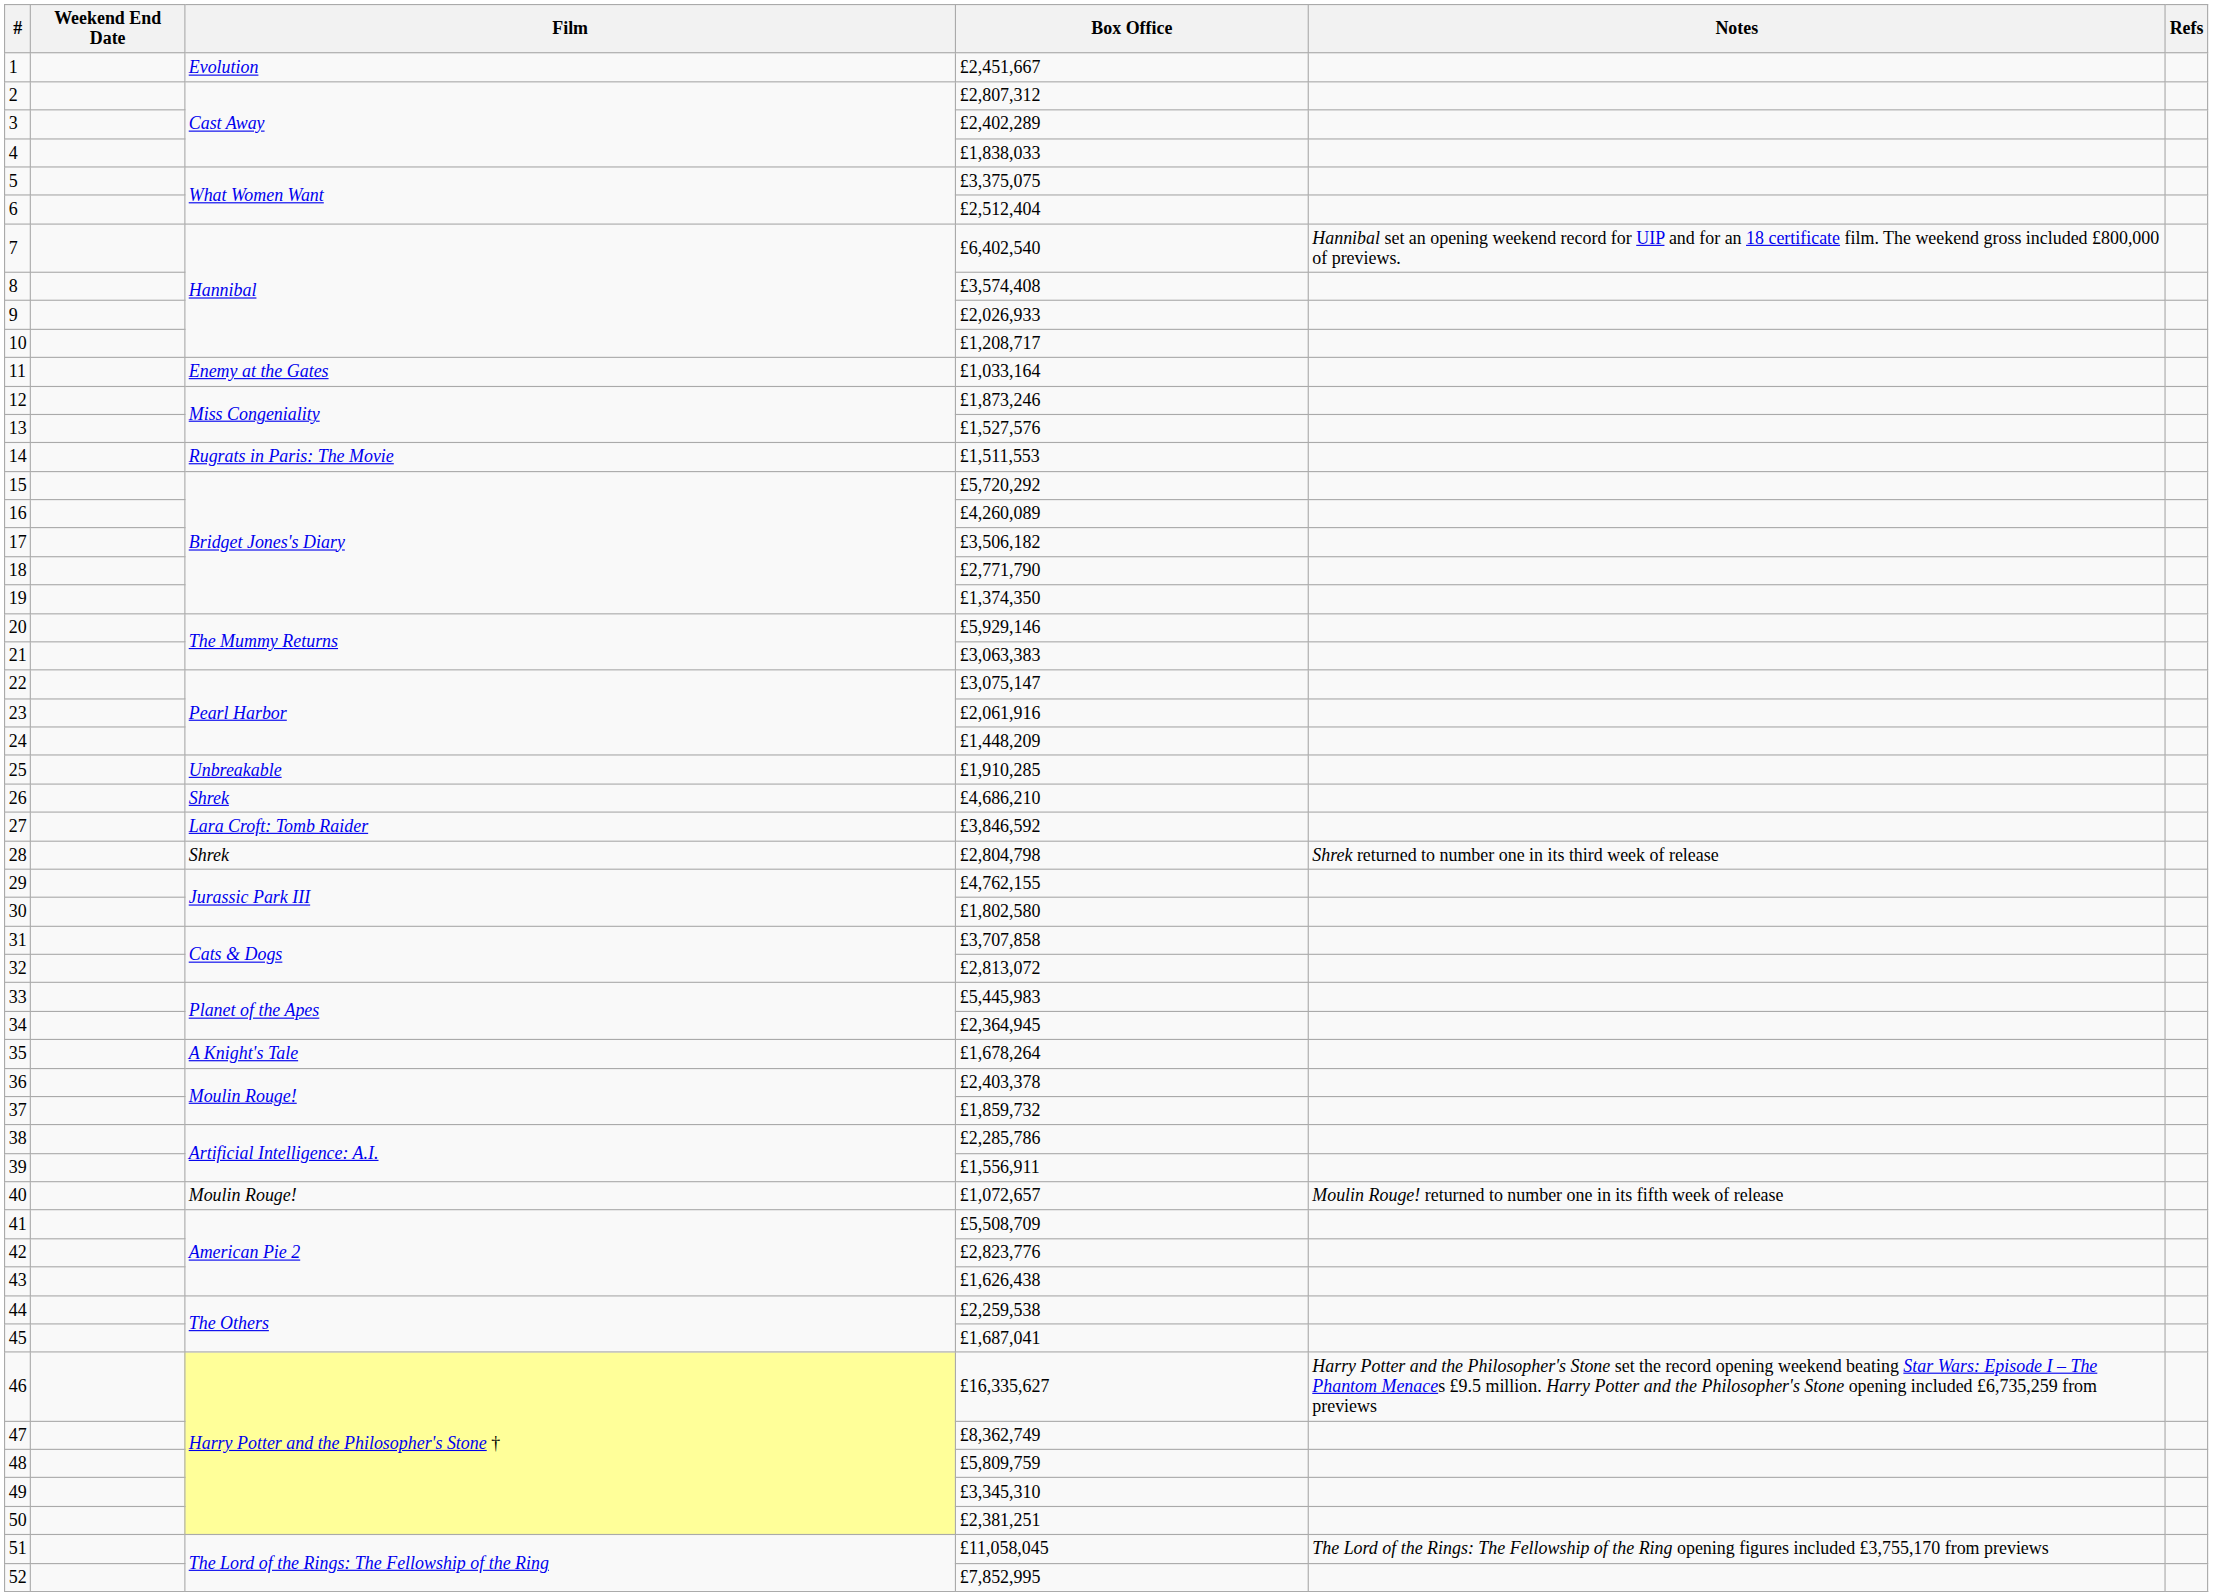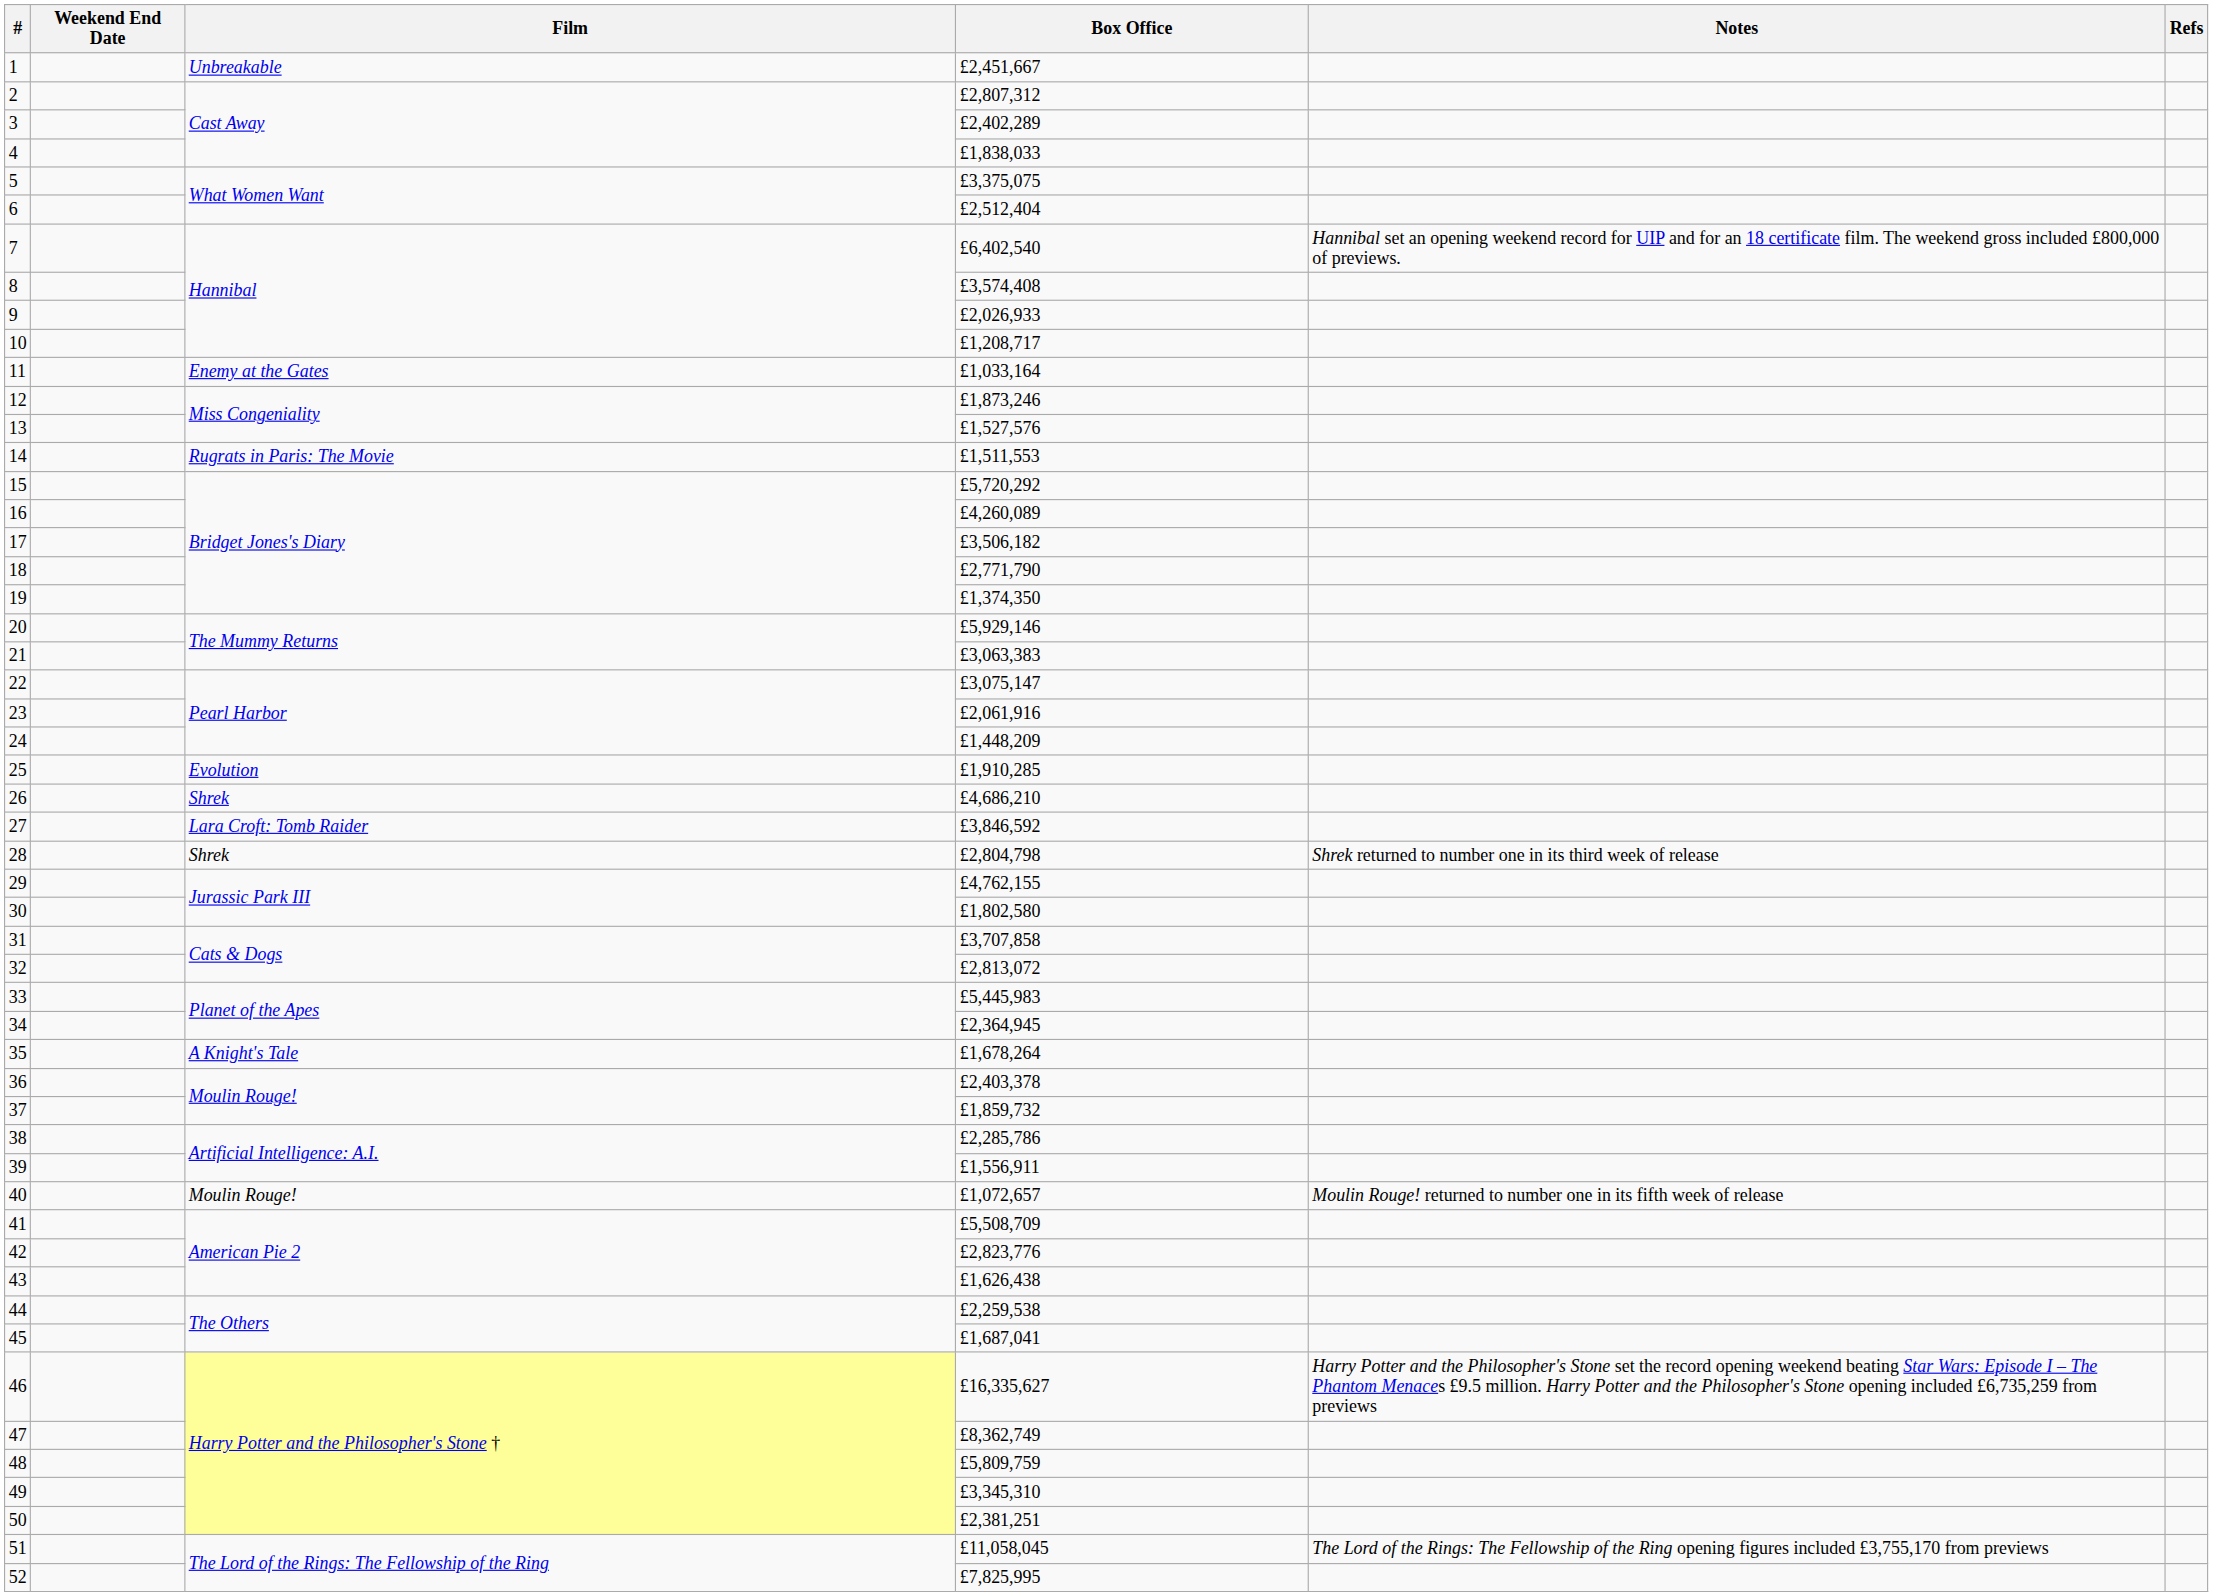(224, 67) Evolution -> (235, 67) Unbreakable
(235, 769) Unbreakable -> (224, 769) Evolution
(1000, 1577) £7,852,995 -> (1000, 1577) £7,825,995
